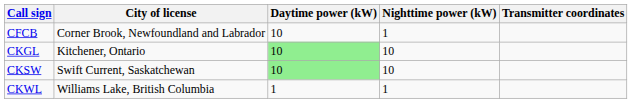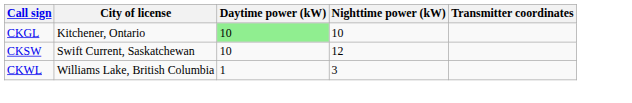- row: (22, 32)
(276, 70) lightgreen background -> (226, 51) no background
(388, 70) 10 -> (338, 51) 12
(385, 88) 1 -> (335, 70) 3
